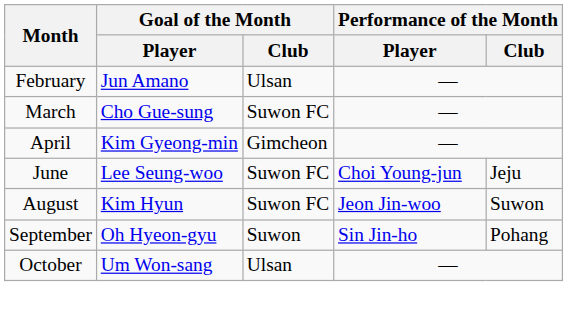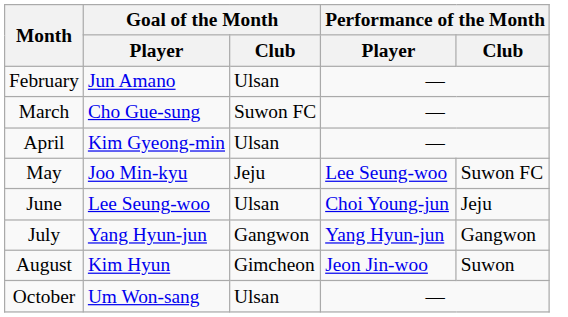(287, 142) Gimcheon -> (257, 142) Ulsan
+ row: (44, 173)
(288, 173) Suwon FC -> (257, 204) Ulsan
+ row: (44, 234)
(288, 204) Suwon FC -> (274, 265) Gimcheon
- row: (50, 234)
